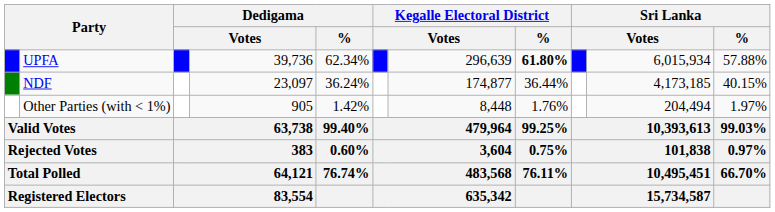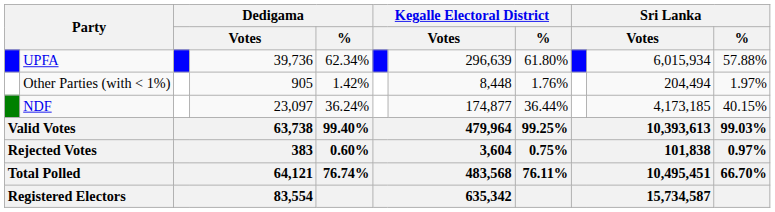(545, 60) bold -> (546, 60) normal
rows swapped: (37, 83) <-> (97, 106)
